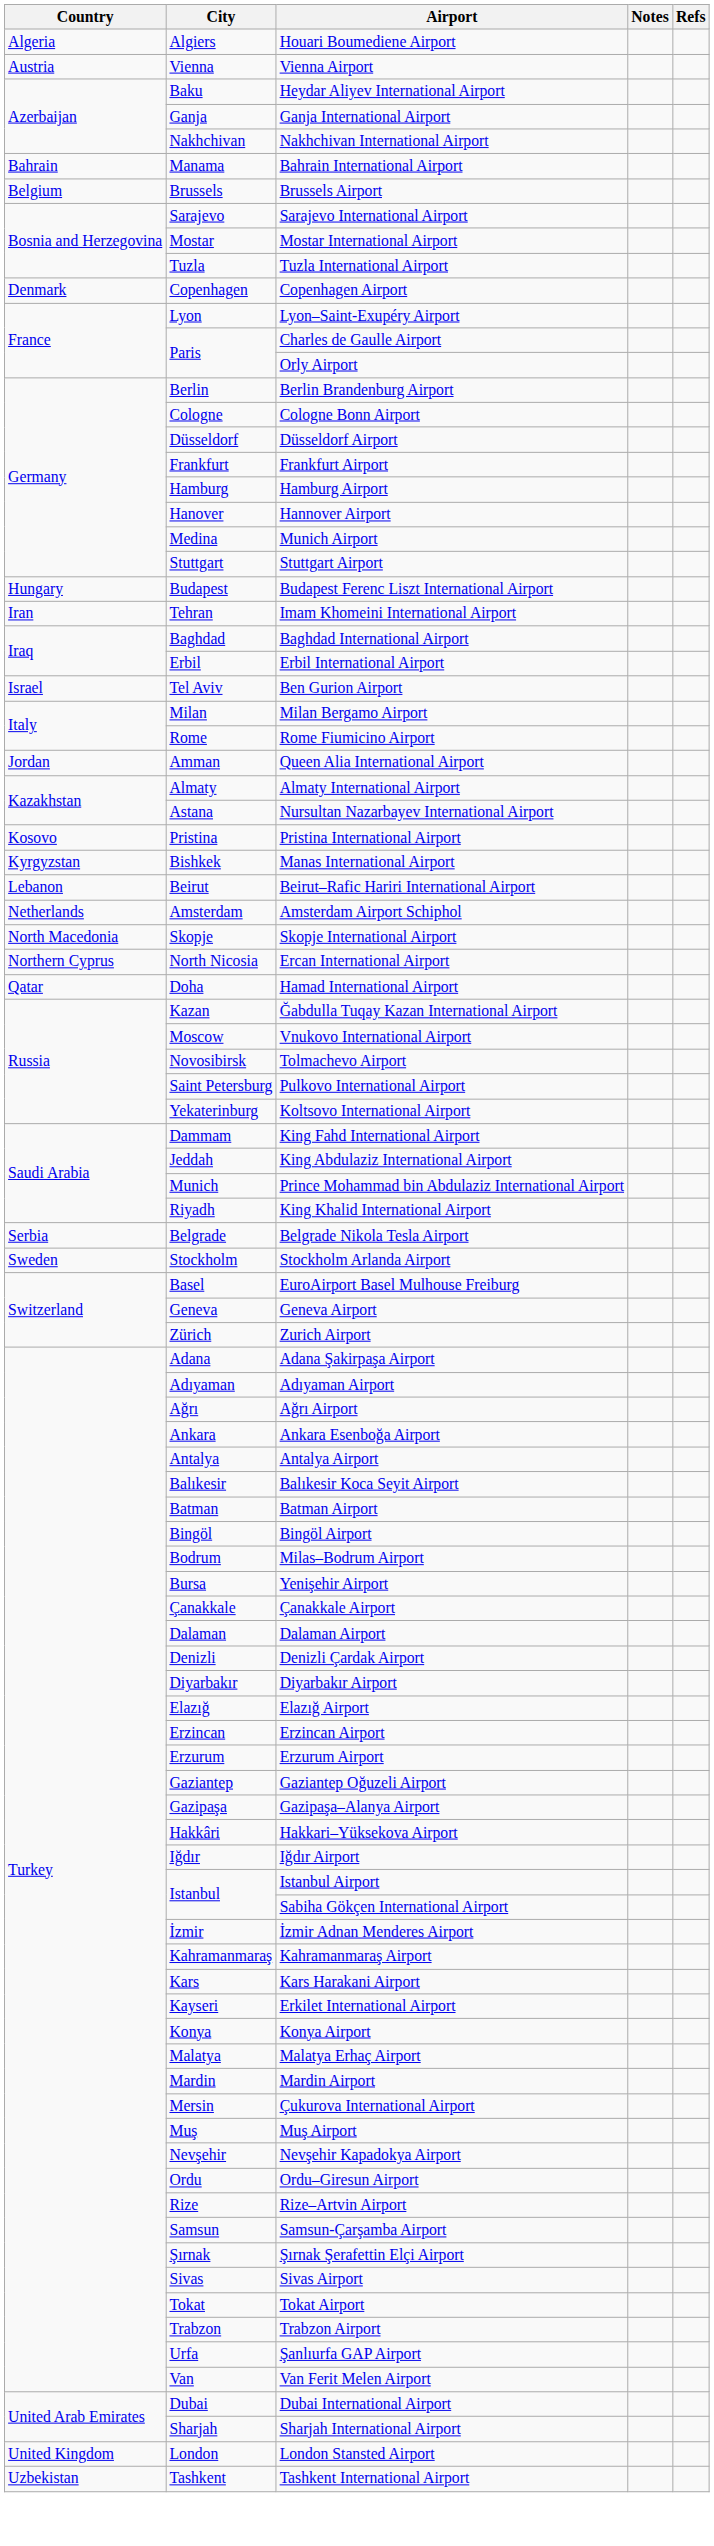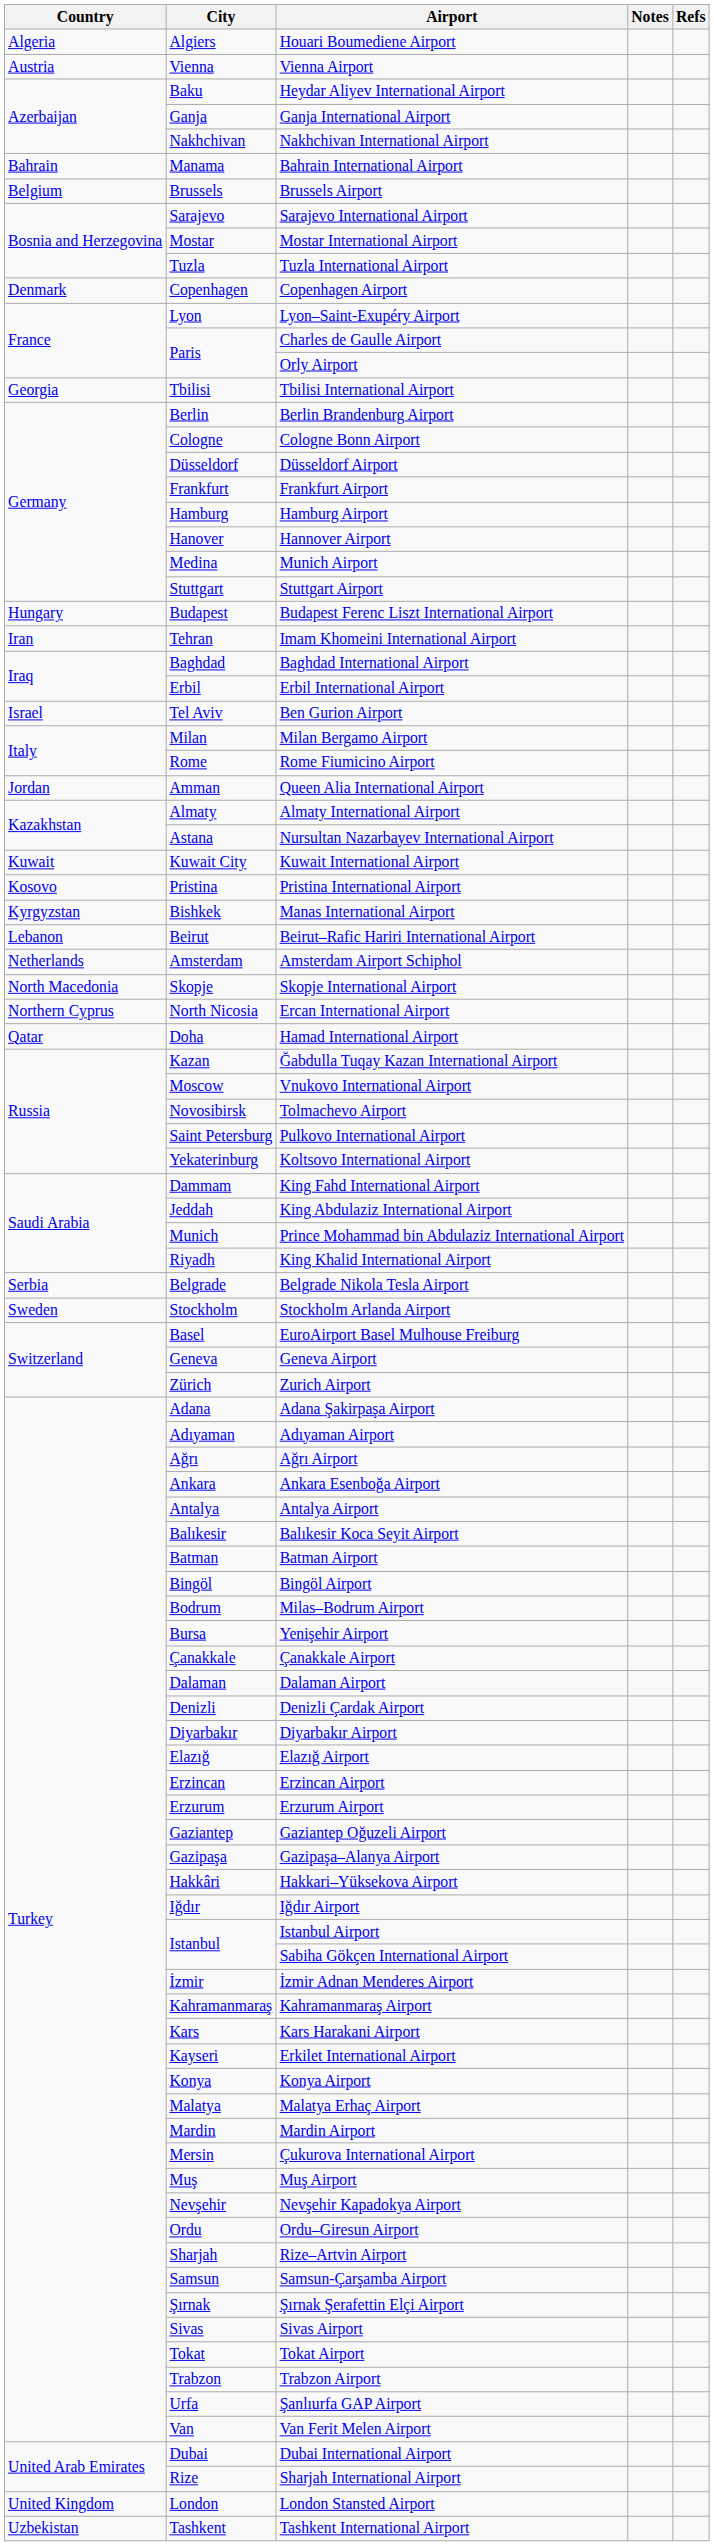+ row: (367, 389)
+ row: (369, 862)
(184, 2205) Rize -> (193, 2255) Sharjah
(193, 2429) Sharjah -> (184, 2478) Rize
